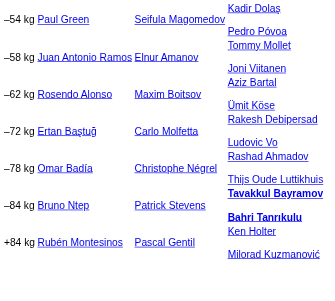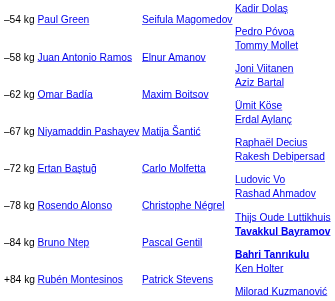(75, 94) Rosendo Alonso -> (65, 94) Omar Badía
+ row: (19, 131)
(65, 168) Omar Badía -> (75, 205) Rosendo Alonso
(170, 205) Patrick Stevens -> (172, 243) Pascal Gentil
(165, 243) Pascal Gentil -> (178, 280) Patrick Stevens
